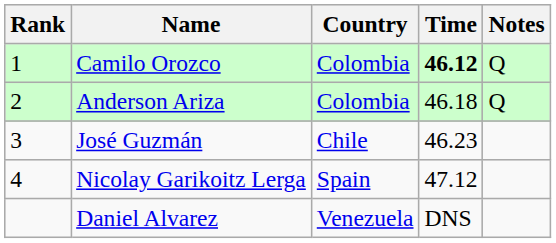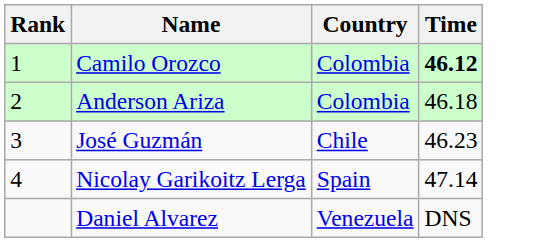- column: (516, 24)
(451, 179) 47.12 -> (451, 179) 47.14
